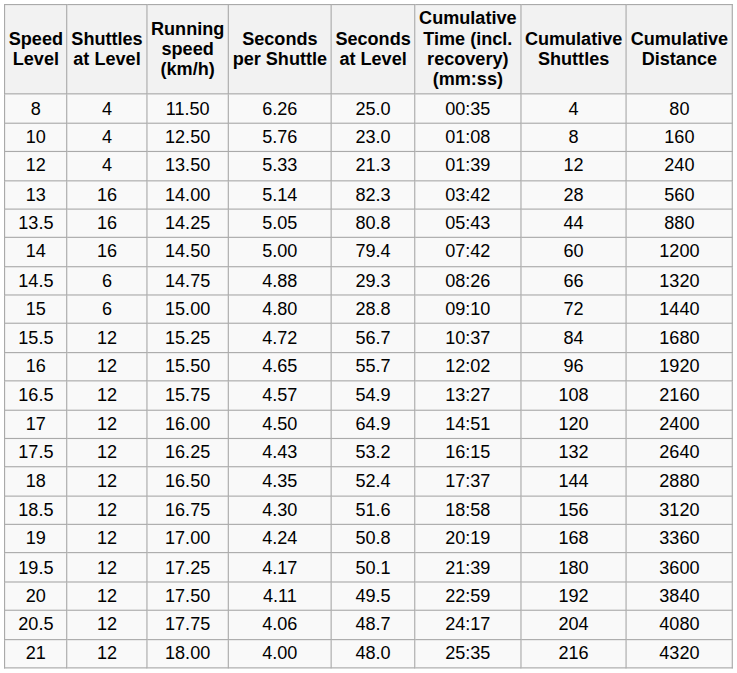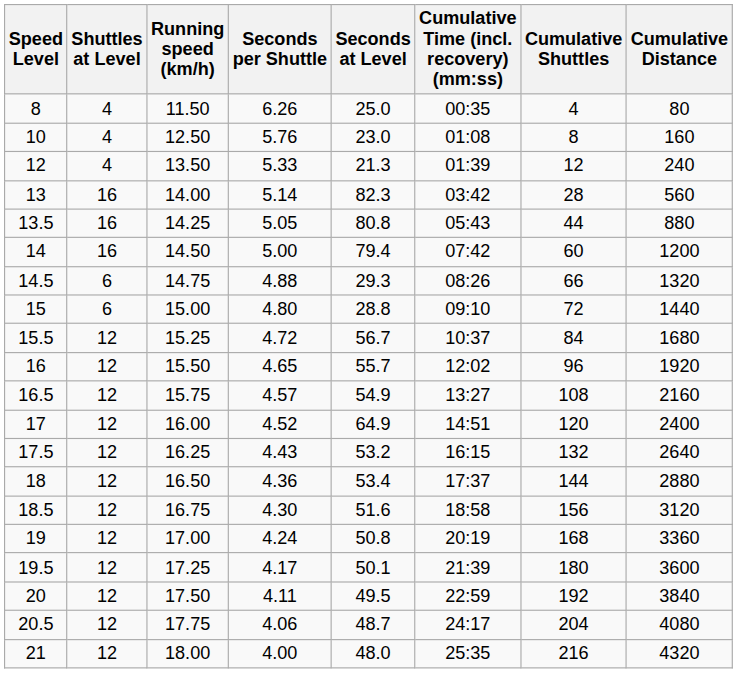(280, 423) 4.50 -> (280, 423) 4.52
(280, 481) 4.35 -> (280, 481) 4.36
(373, 481) 52.4 -> (373, 481) 53.4
